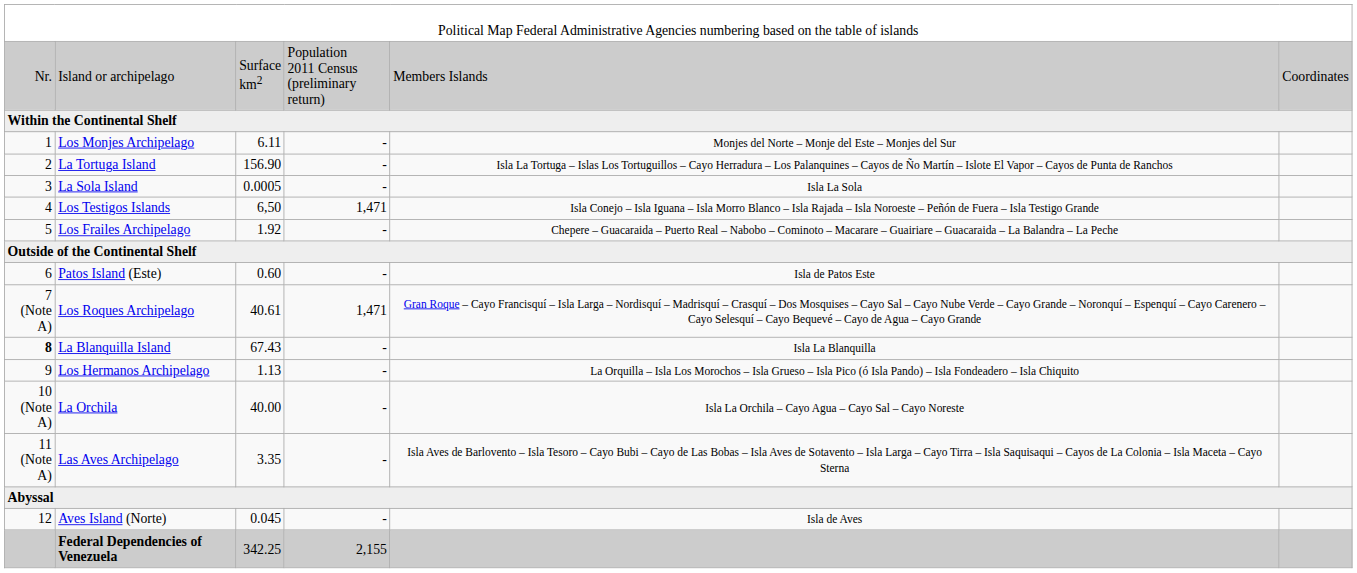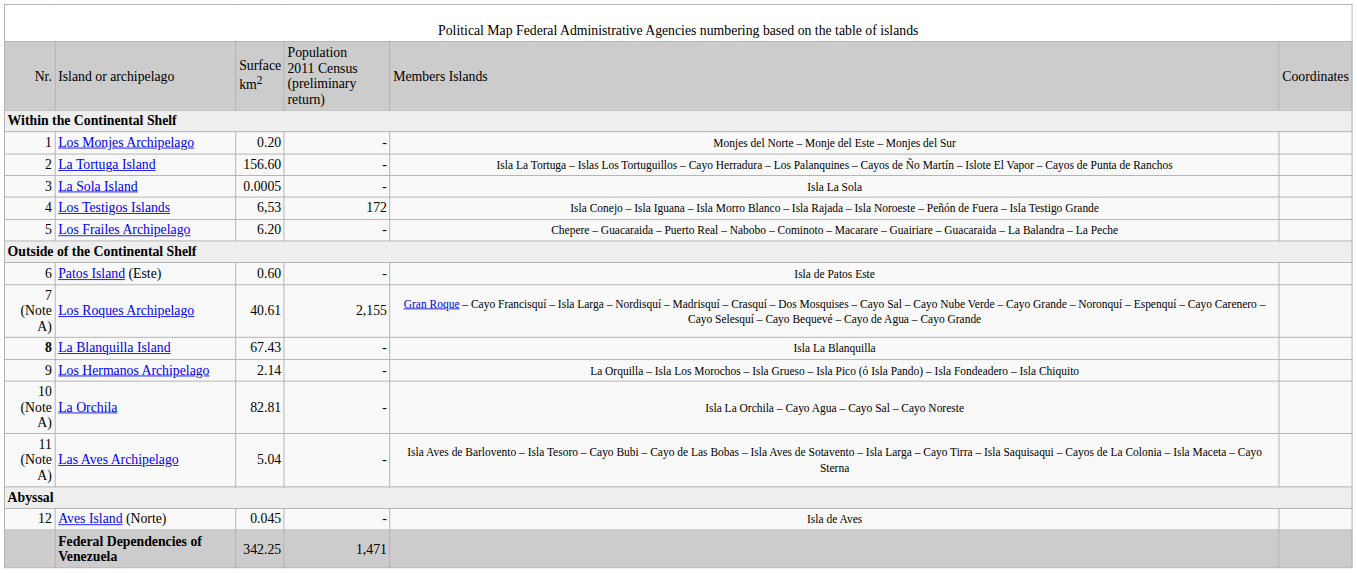(269, 142) 6.11 -> (269, 142) 0.20
(262, 164) 156.90 -> (262, 164) 156.60
(269, 208) 6,50 -> (269, 208) 6,53
(371, 208) 1,471 -> (377, 208) 172
(269, 230) 1.92 -> (269, 230) 6.20
(371, 311) 1,471 -> (371, 311) 2,155
(269, 370) 1.13 -> (269, 370) 2.14
(266, 407) 40.00 -> (266, 407) 82.81
(269, 460) 3.35 -> (269, 460) 5.04
(371, 548) 2,155 -> (371, 548) 1,471
